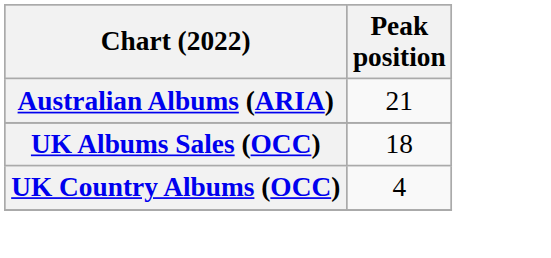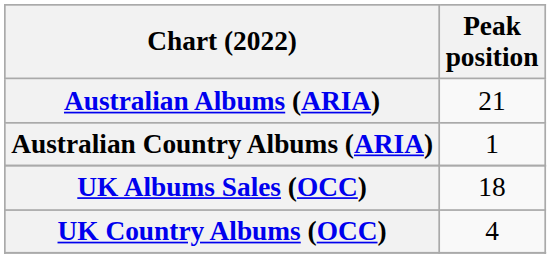+ row: (222, 143)
